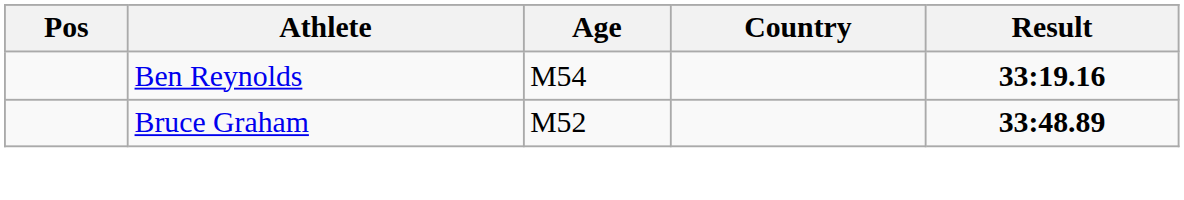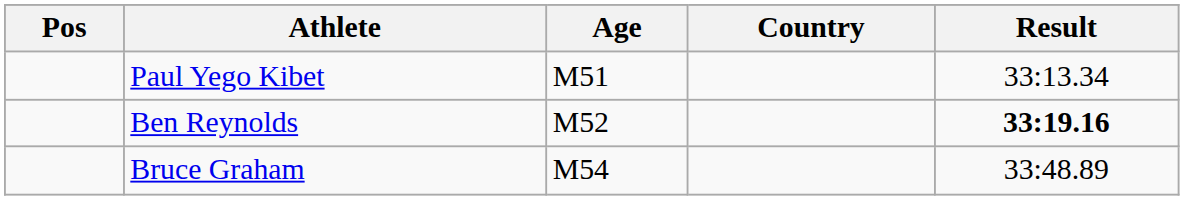+ row: (227, 75)
(558, 75) M54 -> (581, 122) M52
(558, 122) M52 -> (581, 169) M54
(1052, 122) bold -> (1056, 169) normal
